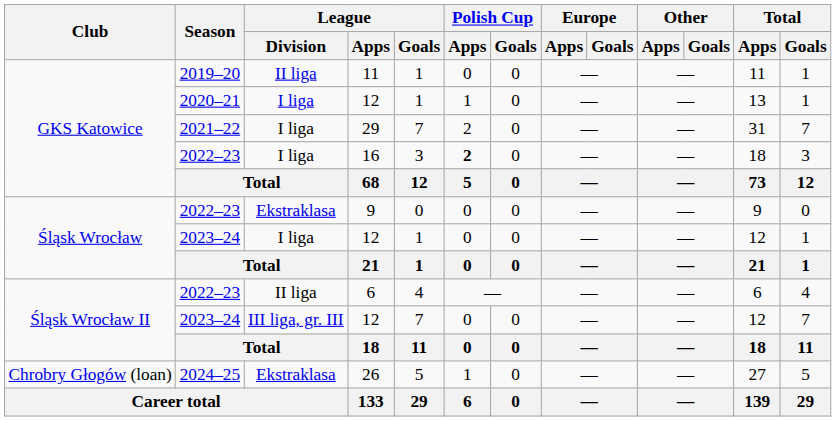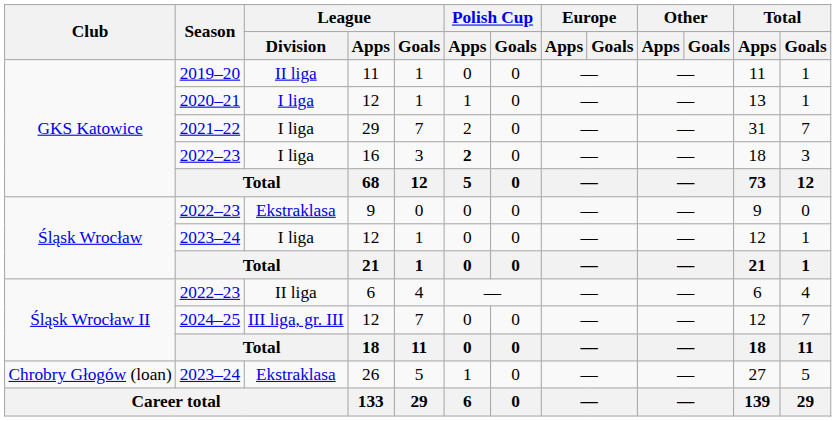(210, 319) 2023–24 -> (210, 319) 2024–25
(210, 374) 2024–25 -> (210, 374) 2023–24
